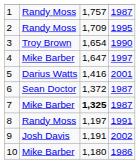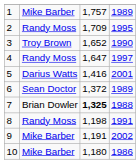(49, 12) Randy Moss -> (48, 12) Mike Barber
(122, 12) 1987 -> (122, 12) 1989
(94, 43) 1,654 -> (94, 43) 1,652
(48, 58) Mike Barber -> (49, 58) Randy Moss
(122, 89) 1987 -> (122, 89) 1989
(48, 105) Mike Barber -> (50, 105) Brian Dowler
(122, 105) 1987 -> (122, 105) 1988
(94, 120) 1,197 -> (94, 120) 1,198
(46, 136) Josh Davis -> (48, 136) Mike Barber
